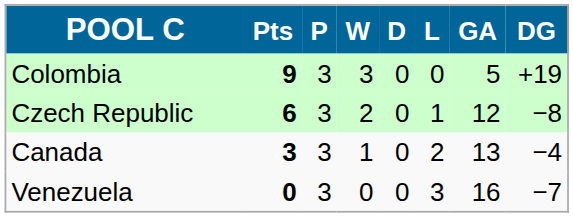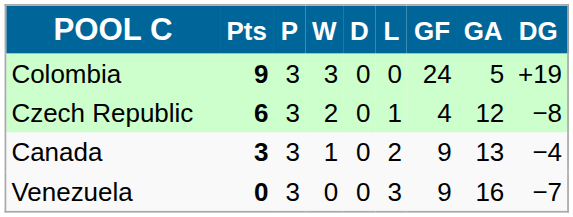+ column: (432, 30)
